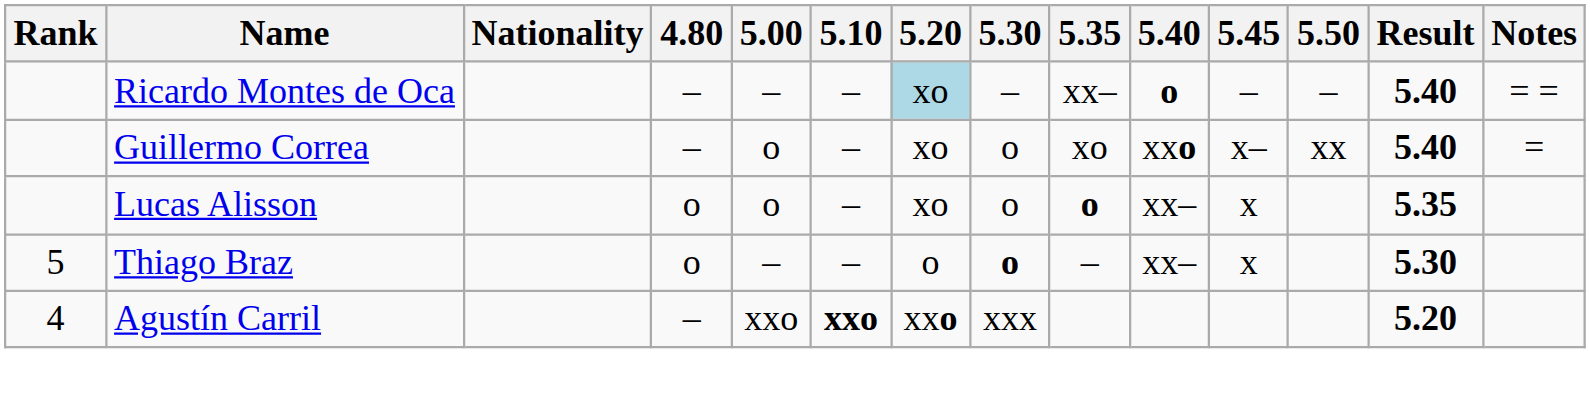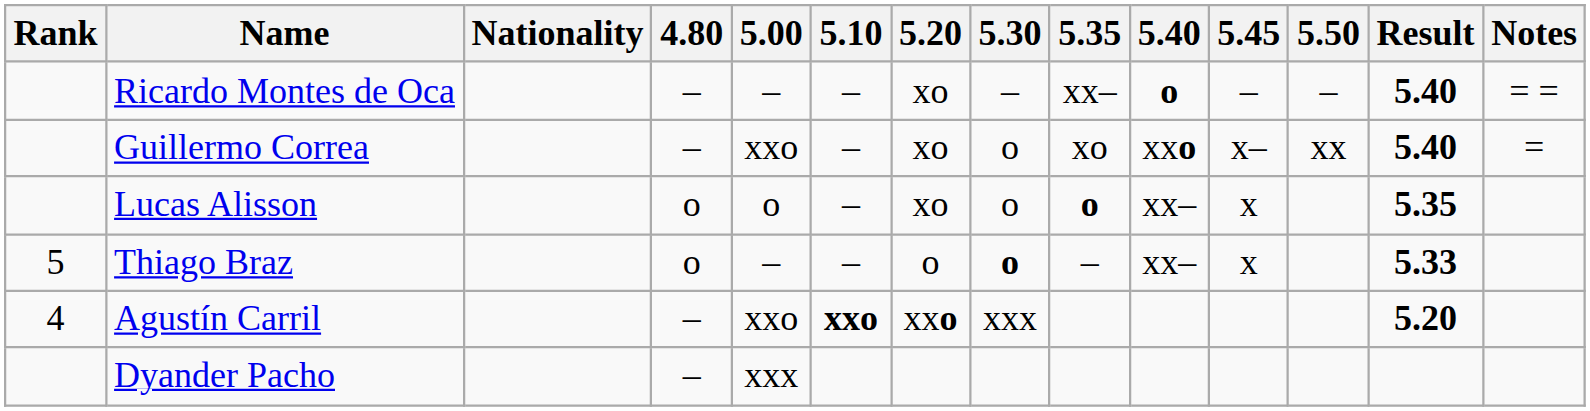(930, 90) lightblue background -> (930, 90) no background
(771, 147) o -> (771, 147) xxo
(1426, 261) 5.30 -> (1426, 261) 5.33
+ row: (225, 375)
